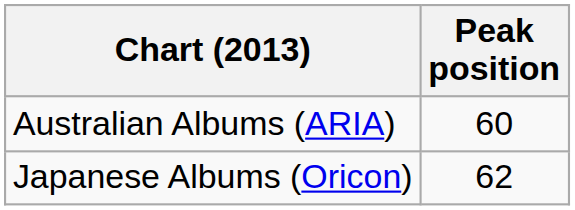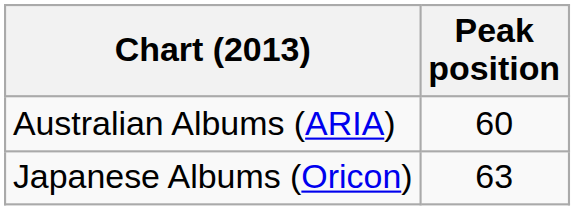(494, 177) 62 -> (494, 177) 63
